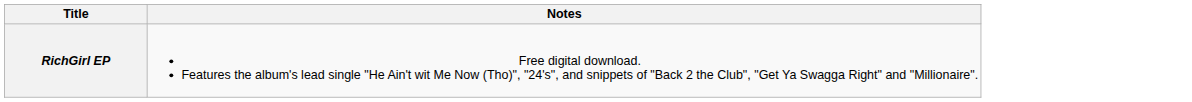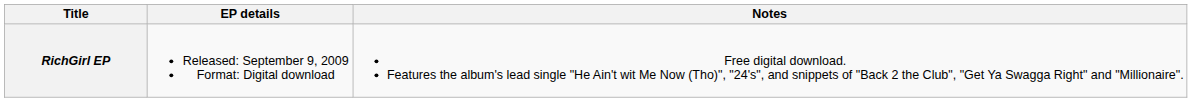+ column: (250, 14)
